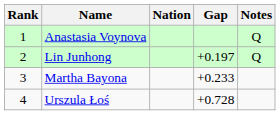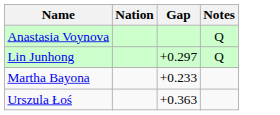- column: (23, 15)
(216, 57) +0.197 -> (178, 57) +0.297
(216, 99) +0.728 -> (178, 99) +0.363
